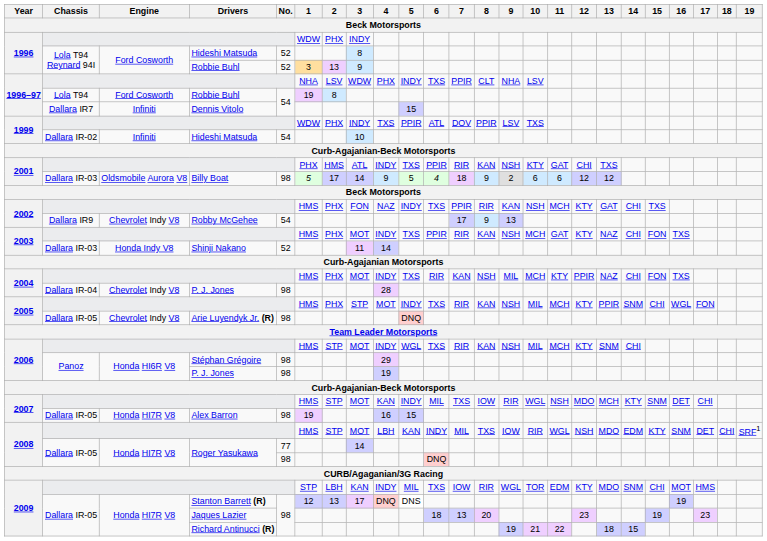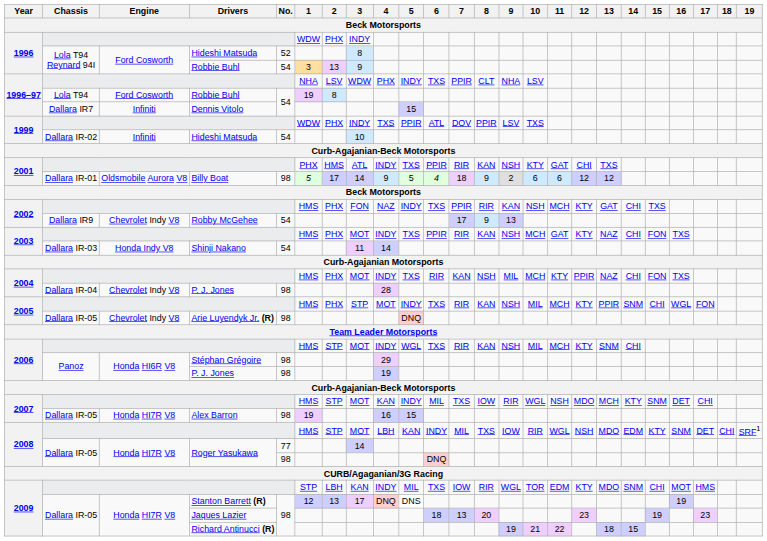(286, 67) 52 -> (286, 67) 54
(71, 178) Dallara IR-03 -> (71, 178) Dallara IR-01
(286, 248) 52 -> (286, 248) 54
